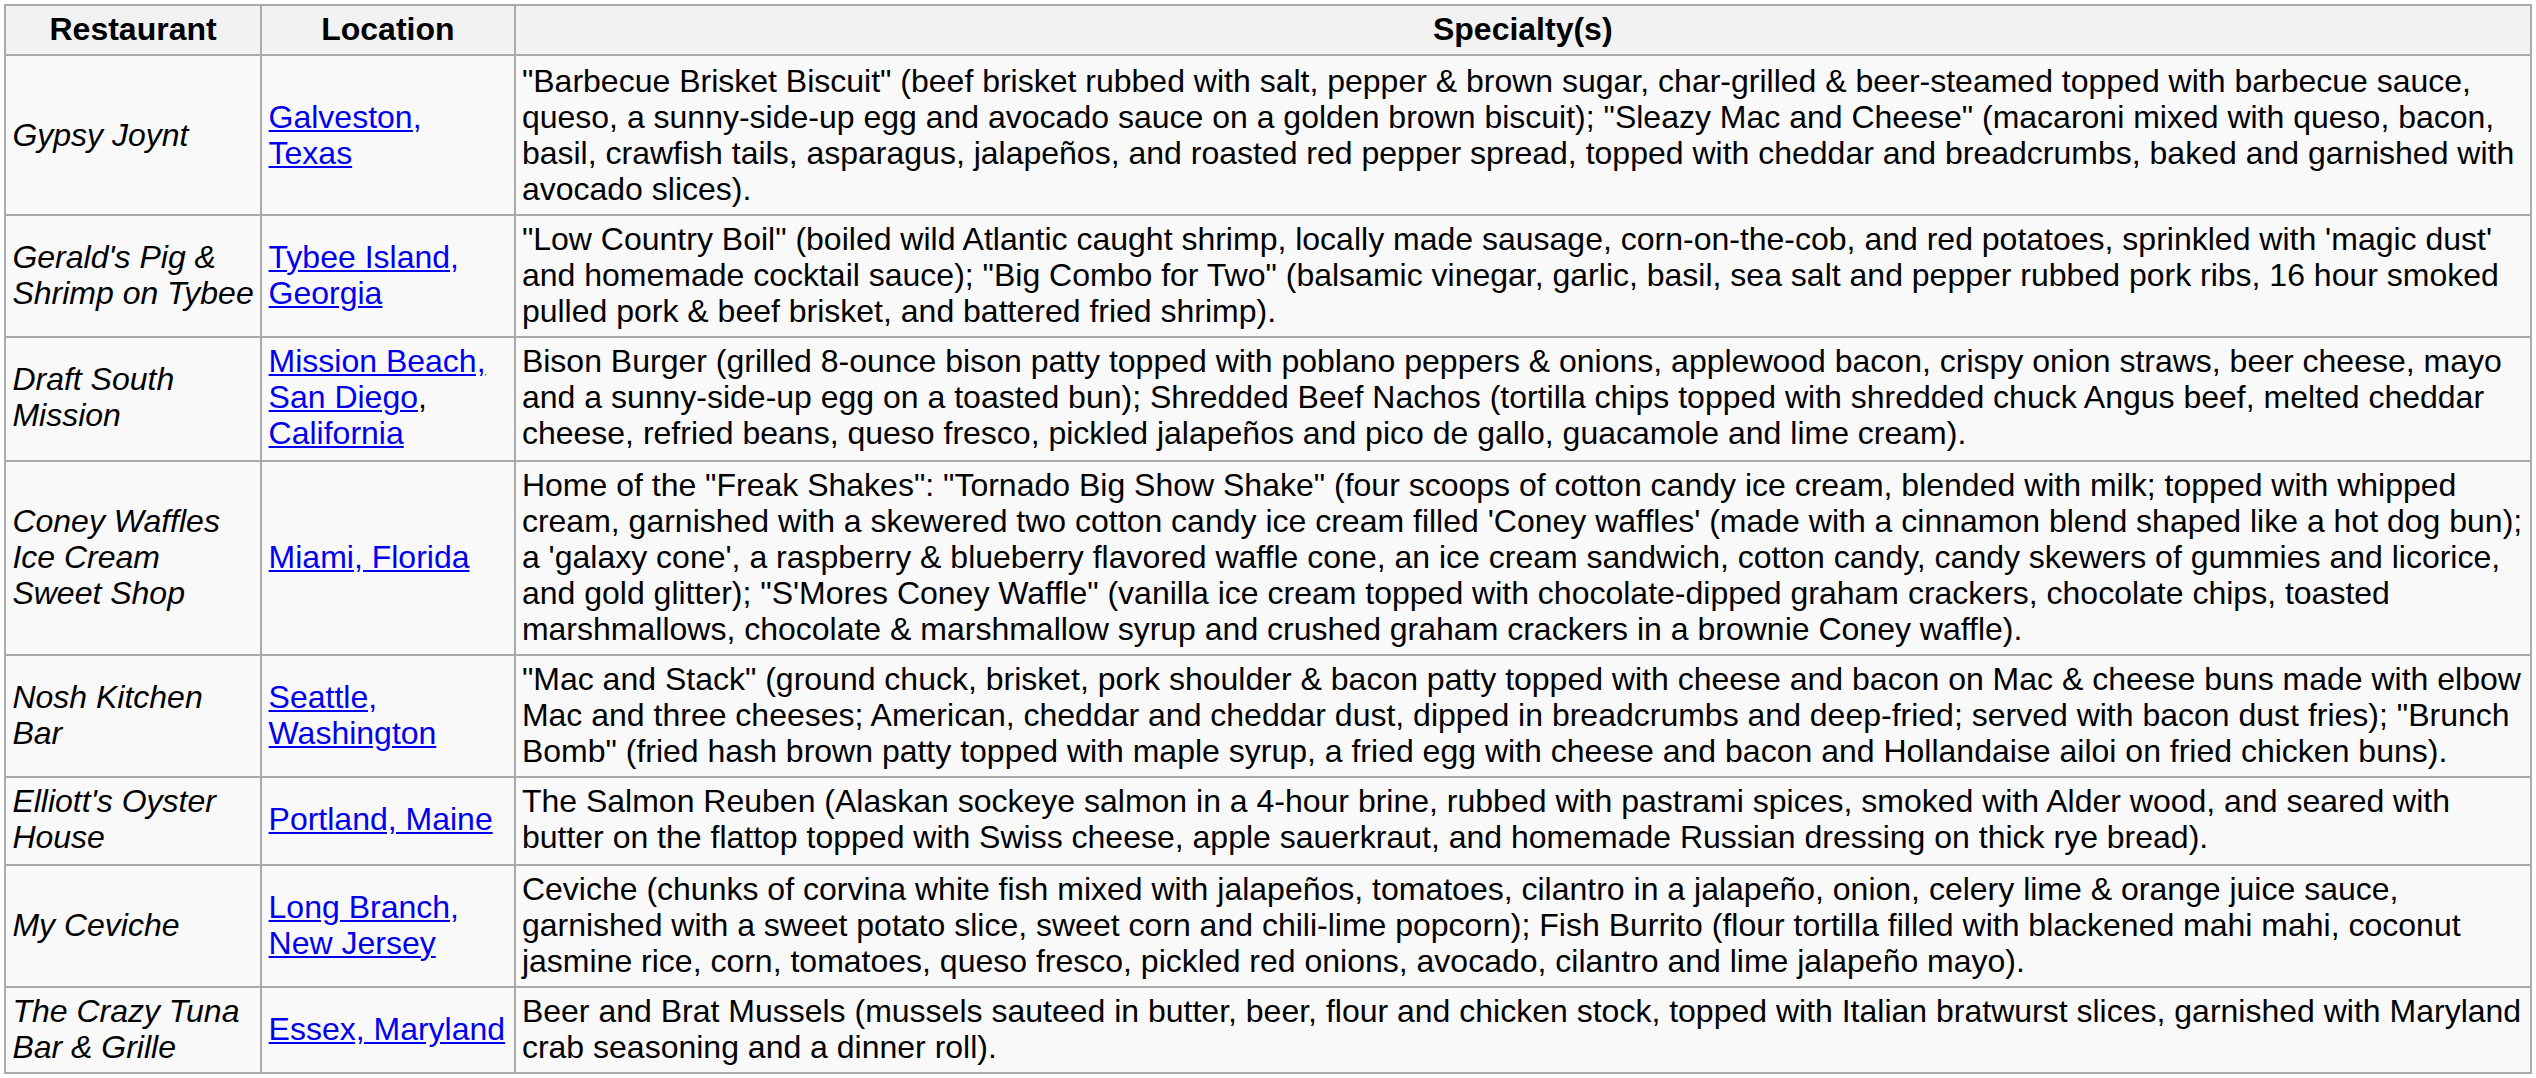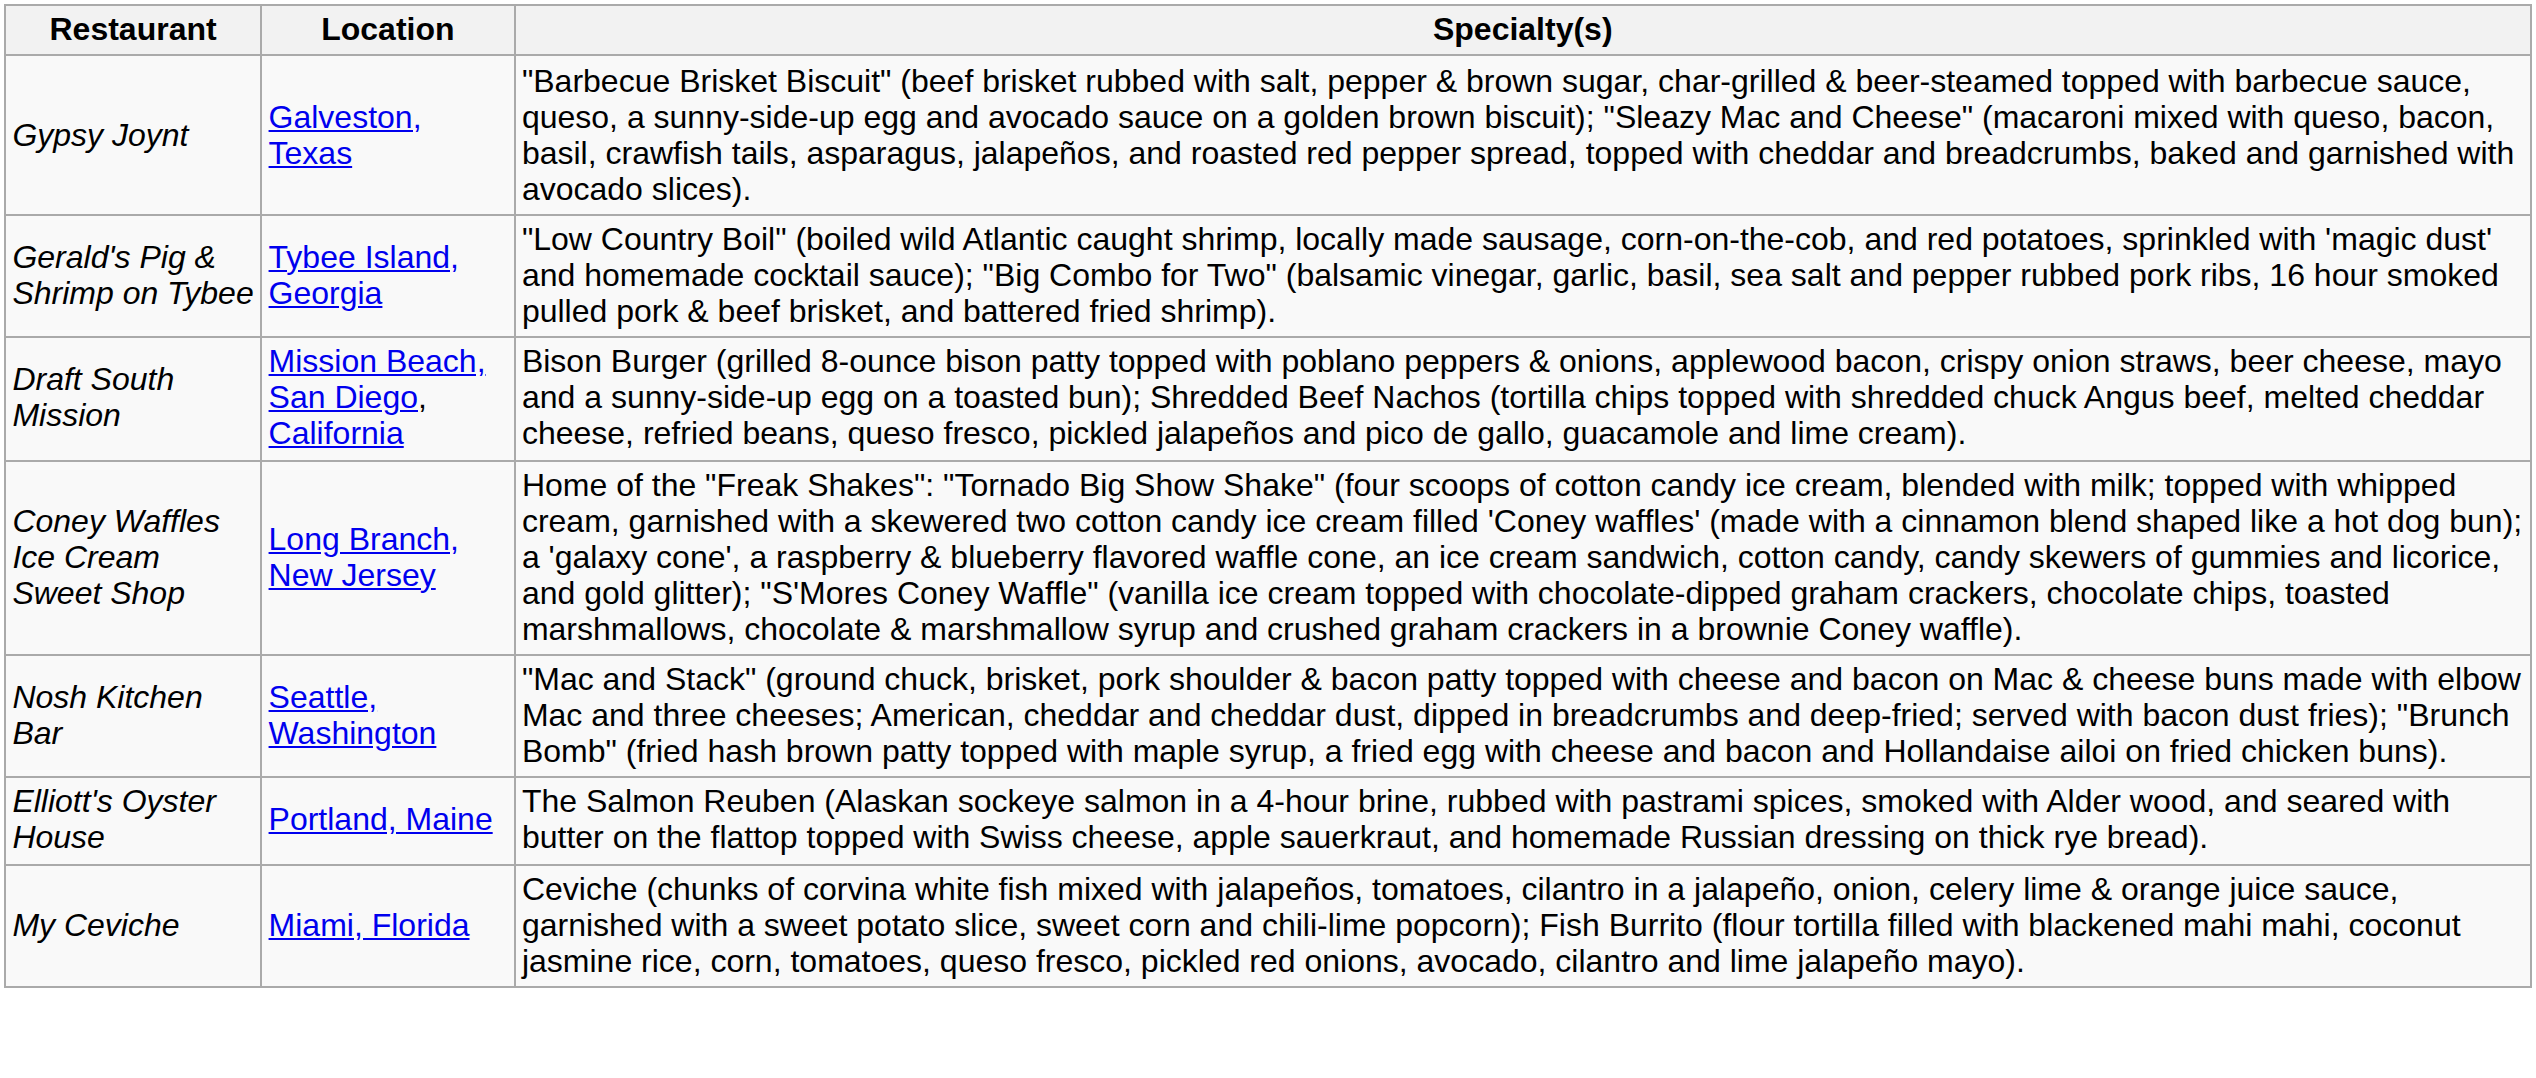(369, 556) Miami, Florida -> (364, 556) Long Branch, New Jersey
(364, 925) Long Branch, New Jersey -> (369, 925) Miami, Florida
- row: (126, 1029)
